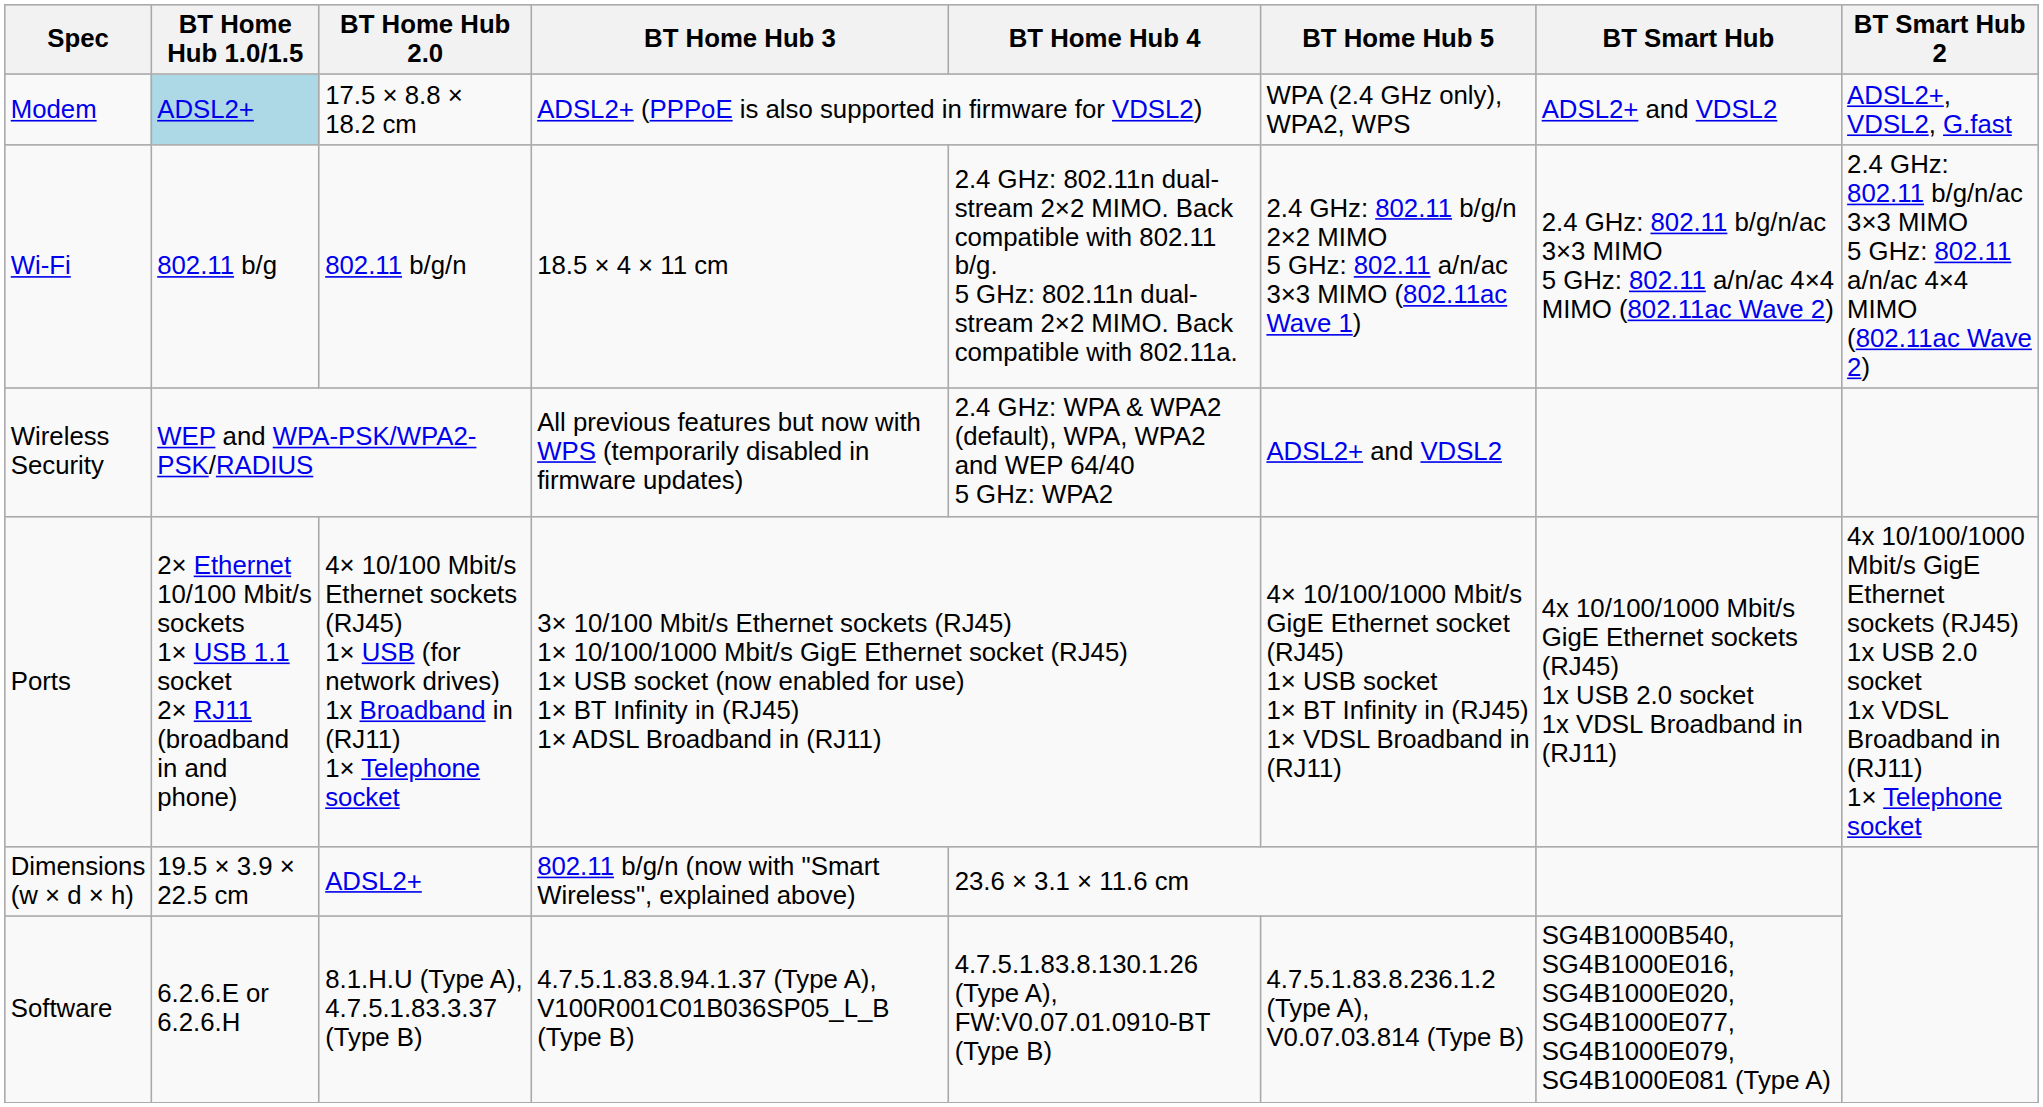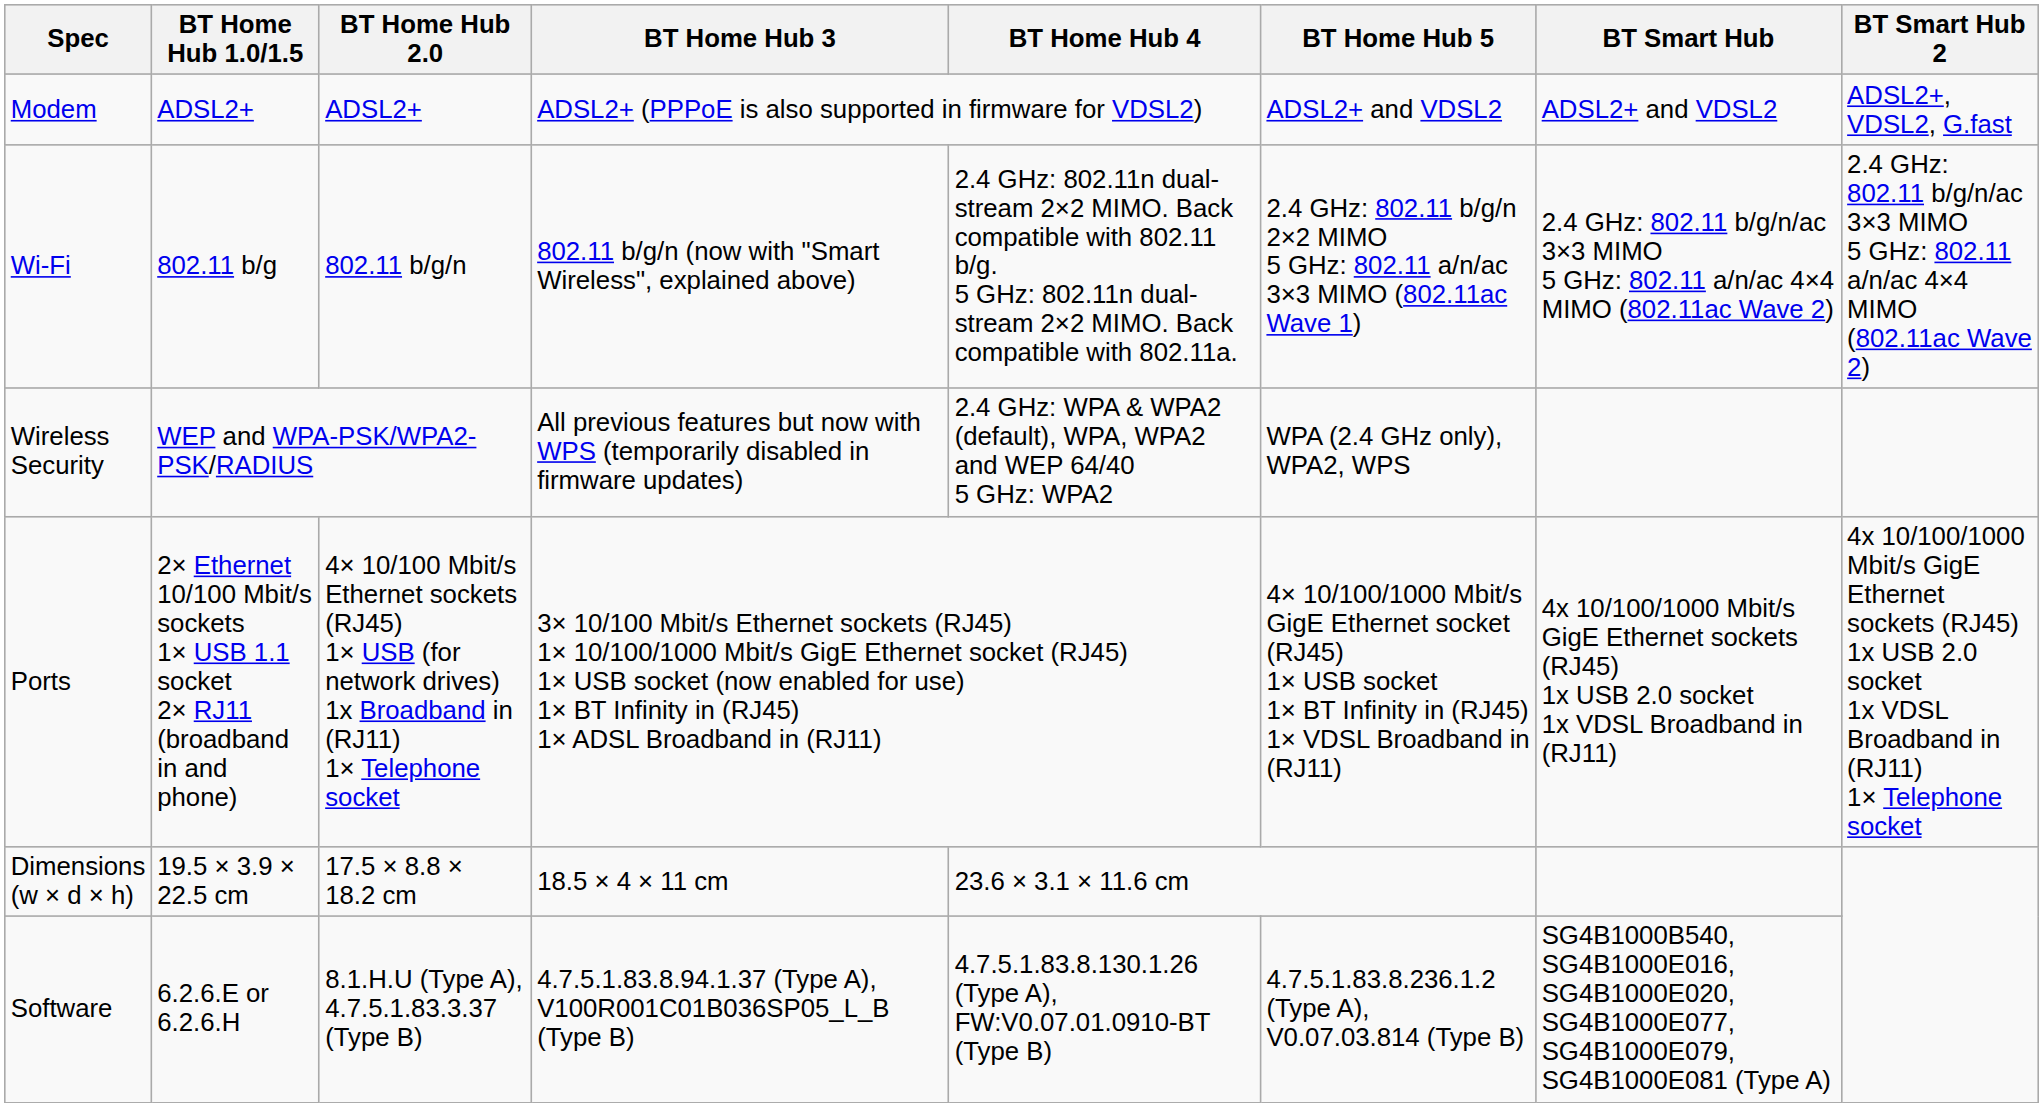(206, 109) lightblue background -> (206, 109) no background
(394, 109) 17.5 × 8.8 × 18.2 cm -> (374, 109) ADSL2+
(1384, 109) WPA (2.4 GHz only), WPA2, WPS -> (1384, 109) ADSL2+ and VDSL2
(633, 266) 18.5 × 4 × 11 cm -> (708, 266) 802.11 b/g/n (now with "Smart Wireless", explained above)
(1384, 451) ADSL2+ and VDSL2 -> (1384, 451) WPA (2.4 GHz only), WPA2, WPS
(374, 881) ADSL2+ -> (394, 881) 17.5 × 8.8 × 18.2 cm
(708, 881) 802.11 b/g/n (now with "Smart Wireless", explained above) -> (633, 881) 18.5 × 4 × 11 cm
